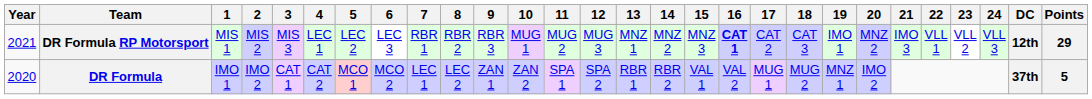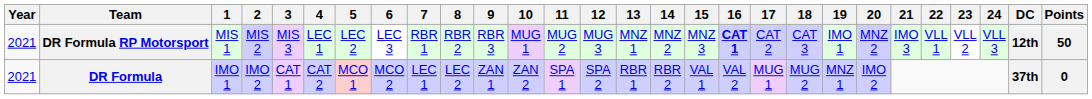(1064, 42) 29 -> (1064, 42) 50
(22, 76) 2020 -> (22, 76) 2021
(1064, 76) 5 -> (1064, 76) 0
